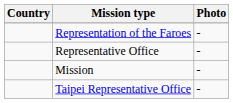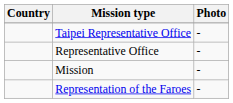rows swapped: (123, 32) <-> (123, 88)
